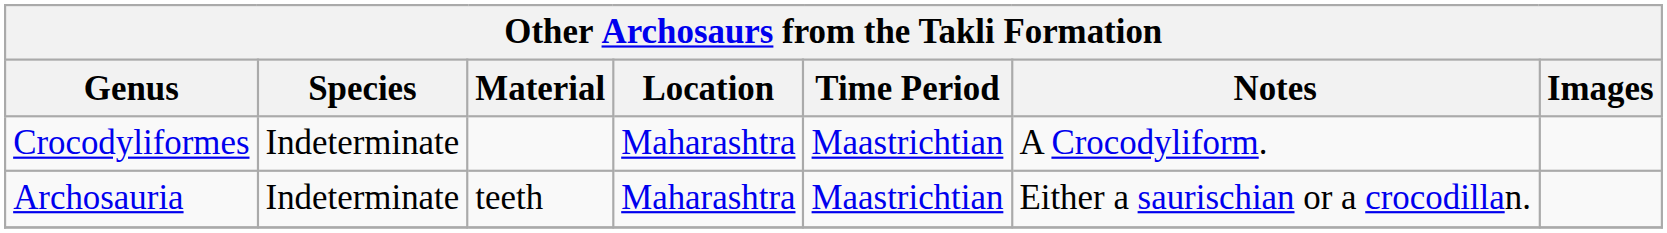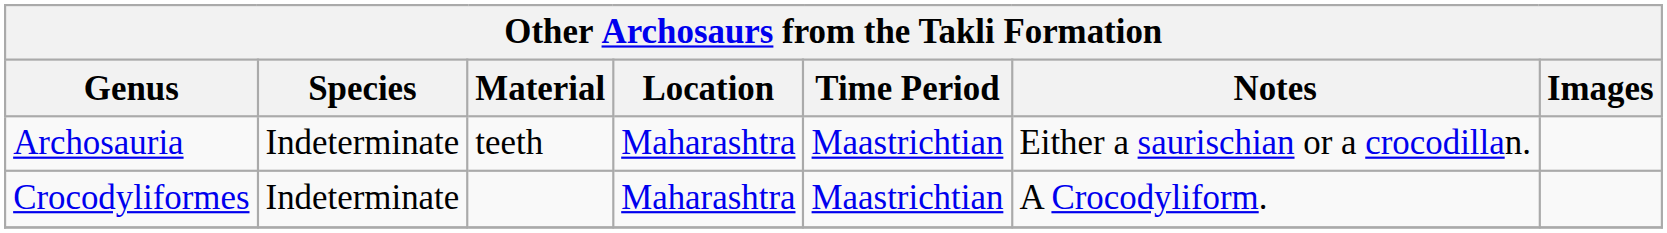rows swapped: (98, 198) <-> (131, 142)
